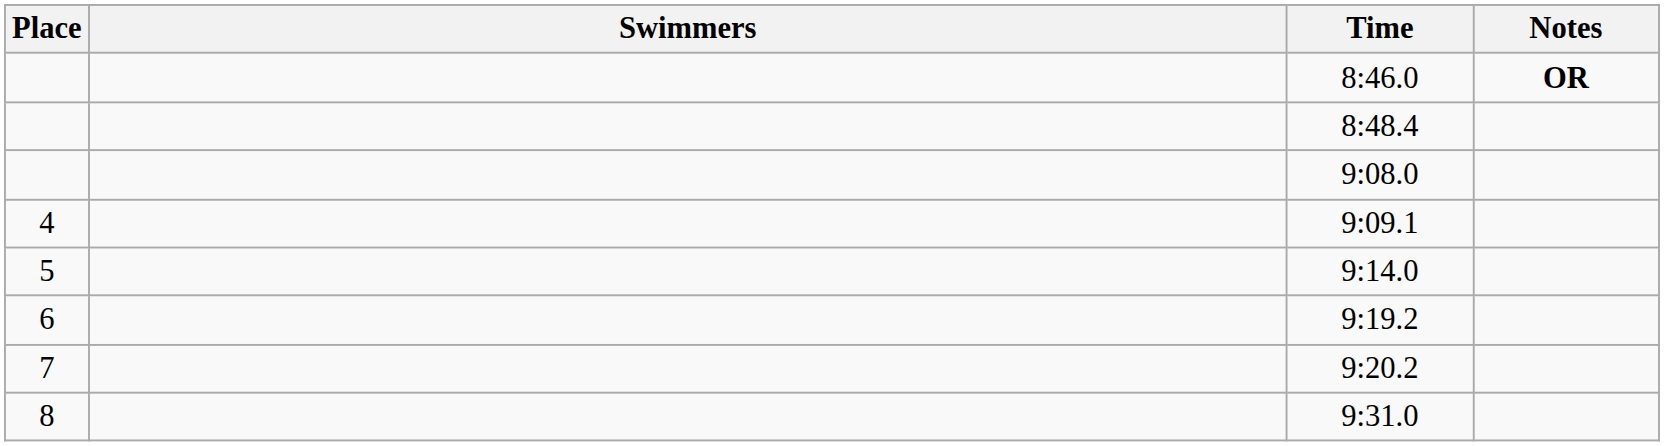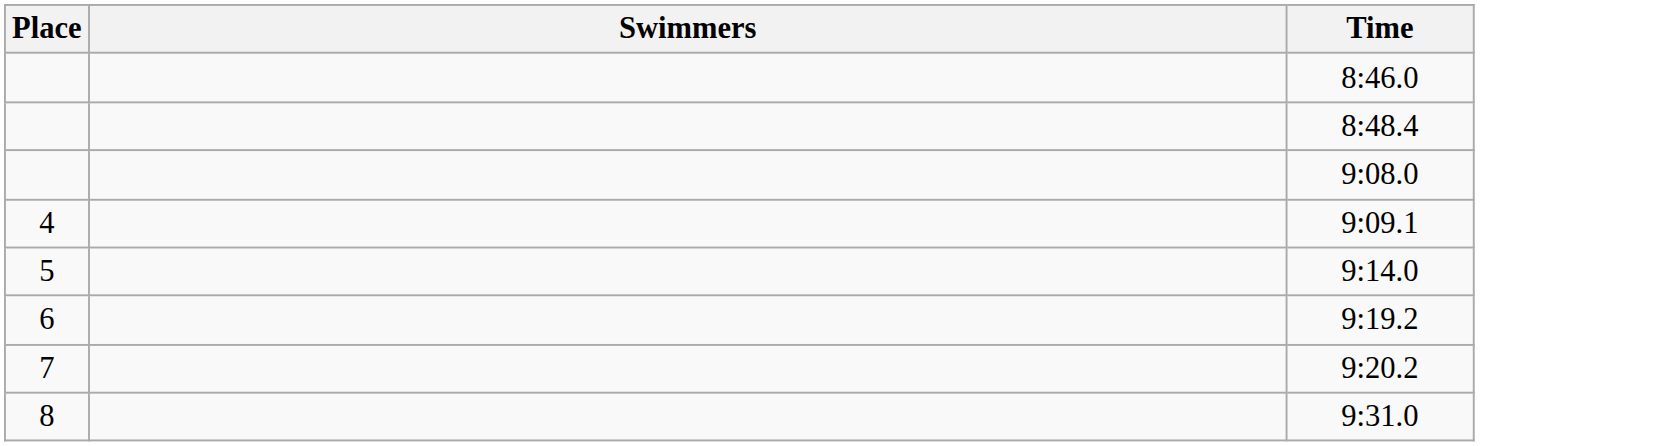- column: (1566, 28)
